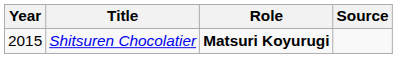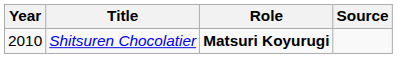(25, 41) 2015 -> (25, 41) 2010
